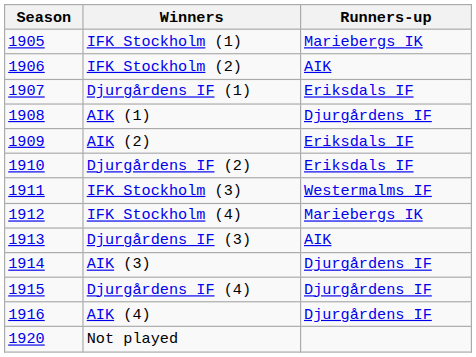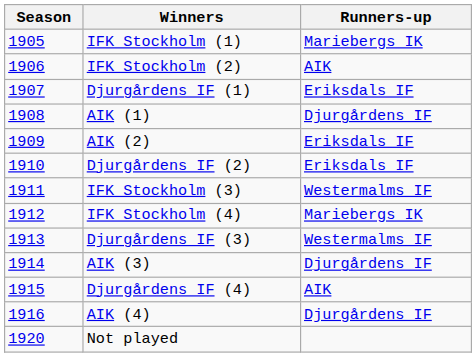(318, 240) AIK -> (368, 240) Westermalms IF
(368, 290) Djurgårdens IF -> (318, 290) AIK
